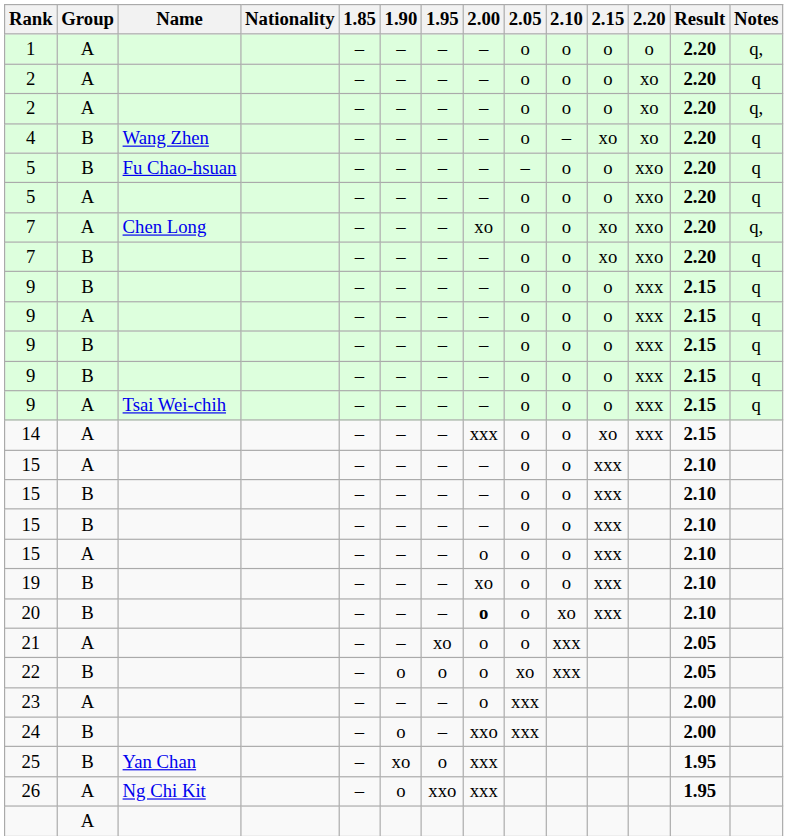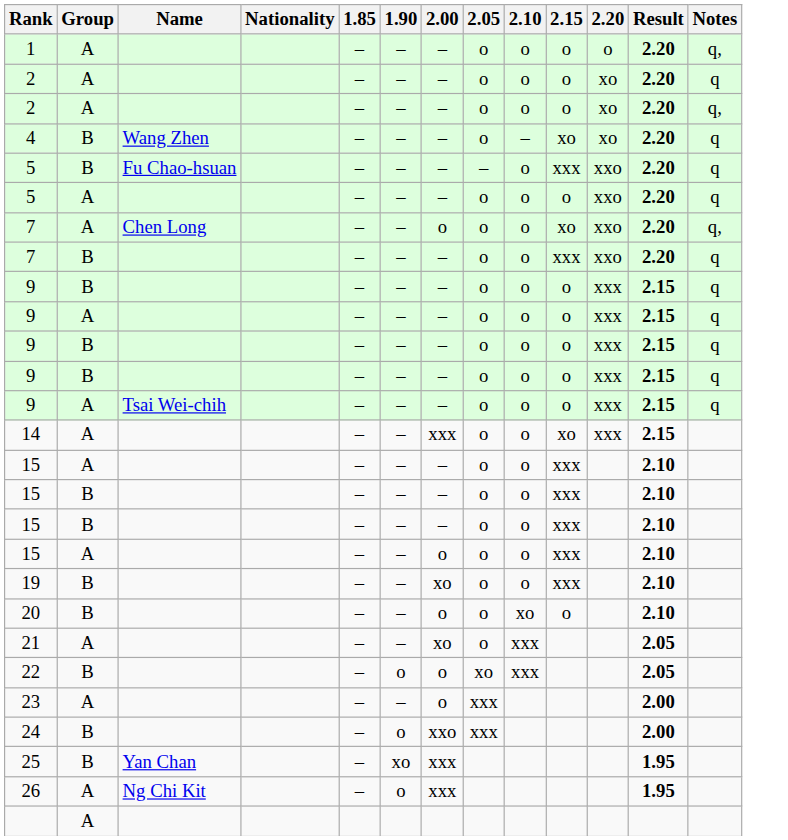- column: (442, 19)
(608, 167) o -> (566, 167) xxx
(484, 227) xo -> (442, 227) o
(608, 256) xo -> (566, 256) xxx
(484, 613) bold -> (442, 613) normal
(608, 613) xxx -> (566, 613) o
(484, 642) o -> (442, 642) xo
